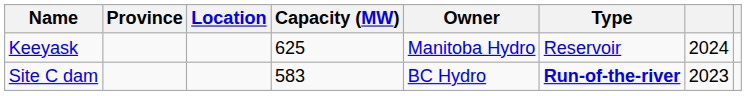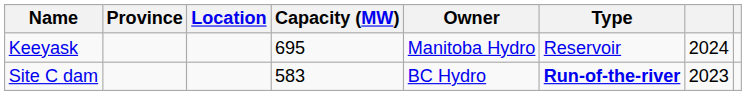(290, 47) 625 -> (290, 47) 695
